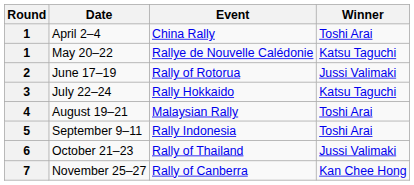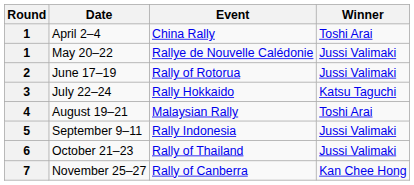(358, 53) Katsu Taguchi -> (358, 53) Jussi Valimaki
(346, 131) Toshi Arai -> (358, 131) Jussi Valimaki
